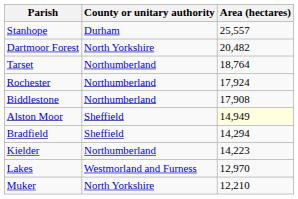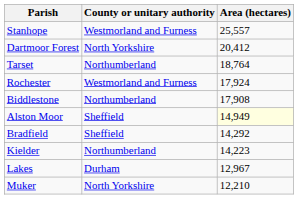(102, 30) Durham -> (140, 30) Westmorland and Furness
(235, 47) 20,482 -> (235, 47) 20,412
(120, 82) Northumberland -> (140, 82) Westmorland and Furness
(235, 133) 14,294 -> (235, 133) 14,292
(140, 168) Westmorland and Furness -> (102, 168) Durham
(235, 168) 12,970 -> (235, 168) 12,967
